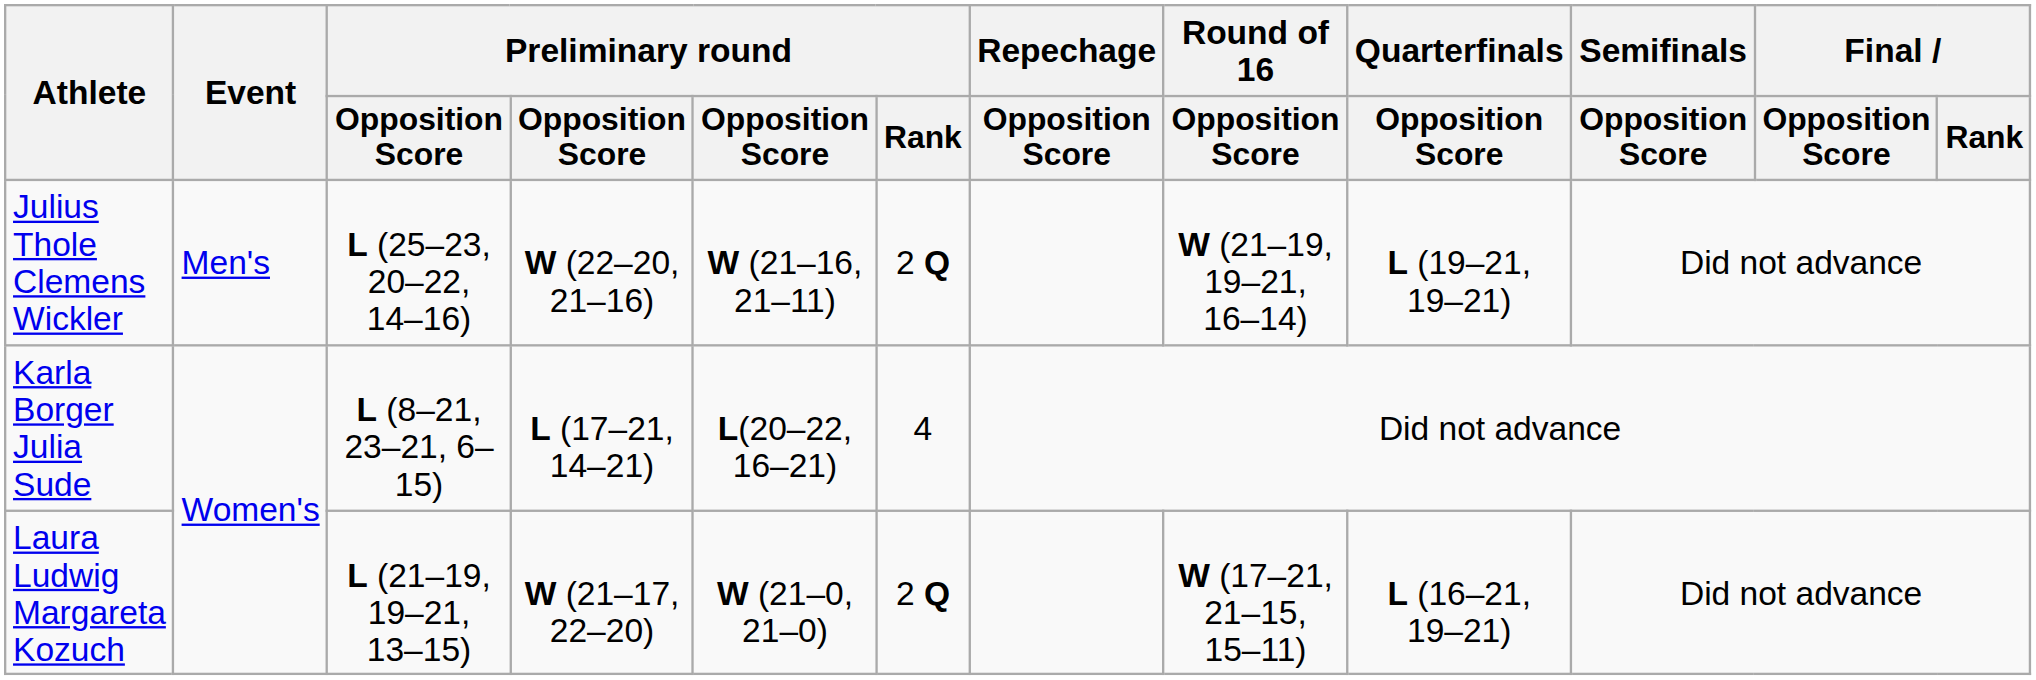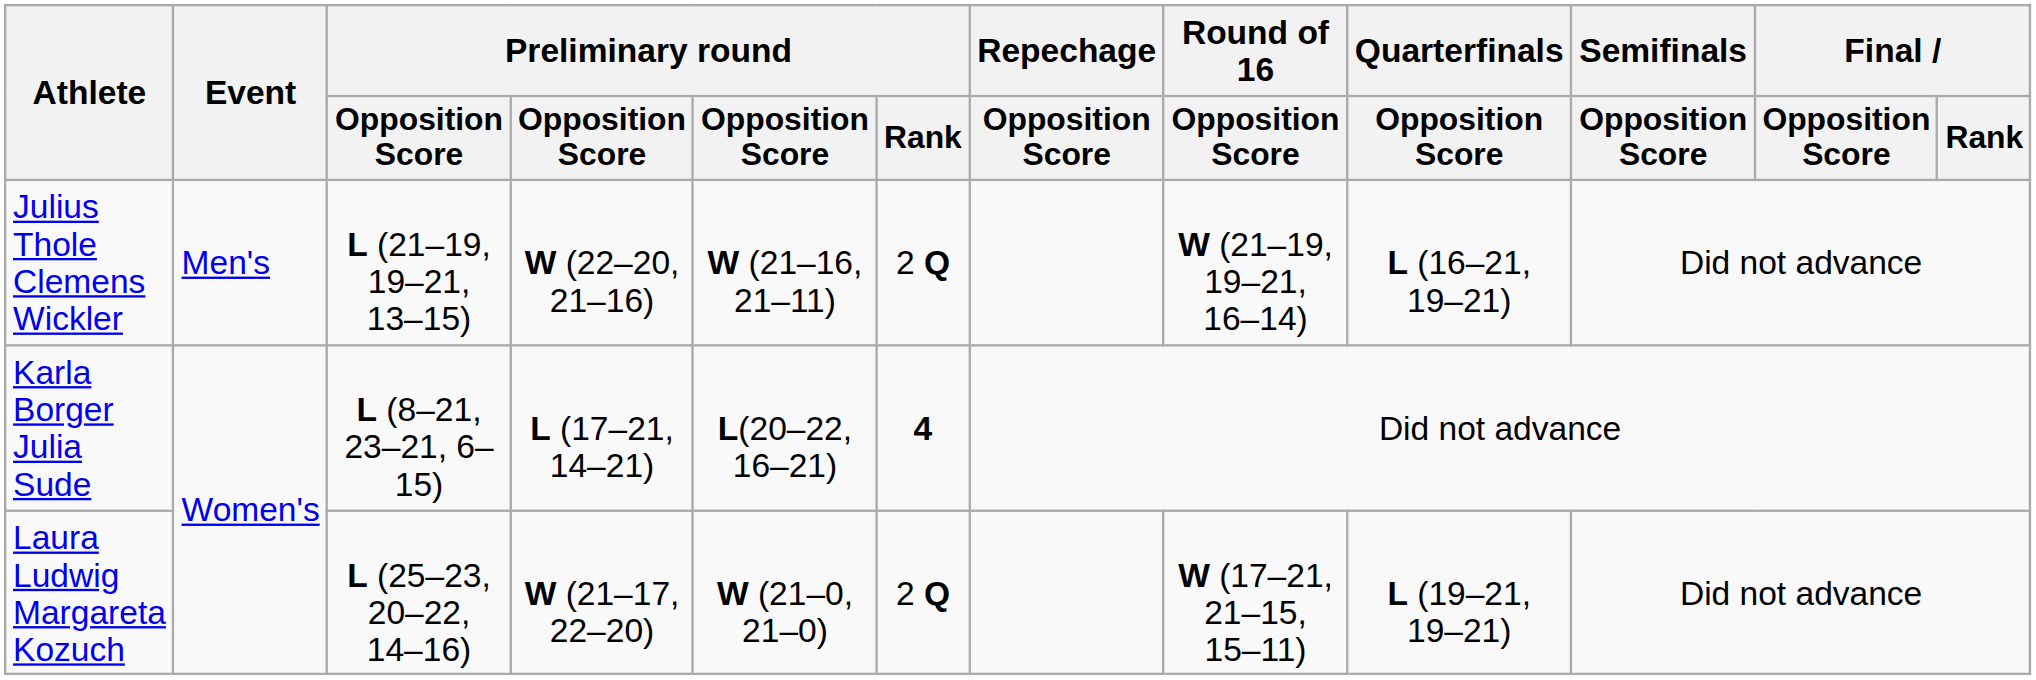(419, 282) L (25–23, 20–22, 14–16) -> (419, 282) L (21–19, 19–21, 13–15)
(1459, 282) L (19–21, 19–21) -> (1459, 282) L (16–21, 19–21)
(923, 428) normal -> (923, 428) bold
(419, 612) L (21–19, 19–21, 13–15) -> (419, 612) L (25–23, 20–22, 14–16)
(1459, 612) L (16–21, 19–21) -> (1459, 612) L (19–21, 19–21)
